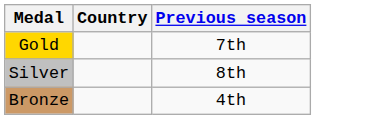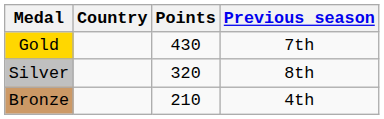+ column: (186, 18)
